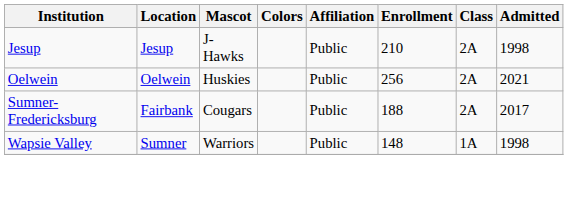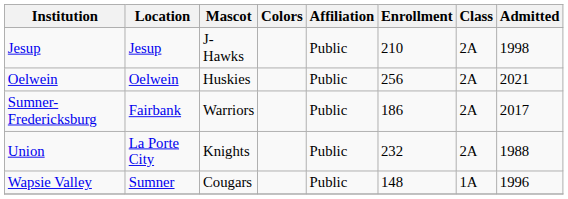(227, 111) Cougars -> (229, 111) Warriors
(392, 111) 188 -> (392, 111) 186
+ row: (26, 150)
(228, 142) Warriors -> (228, 182) Cougars
(515, 142) 1998 -> (515, 182) 1996
